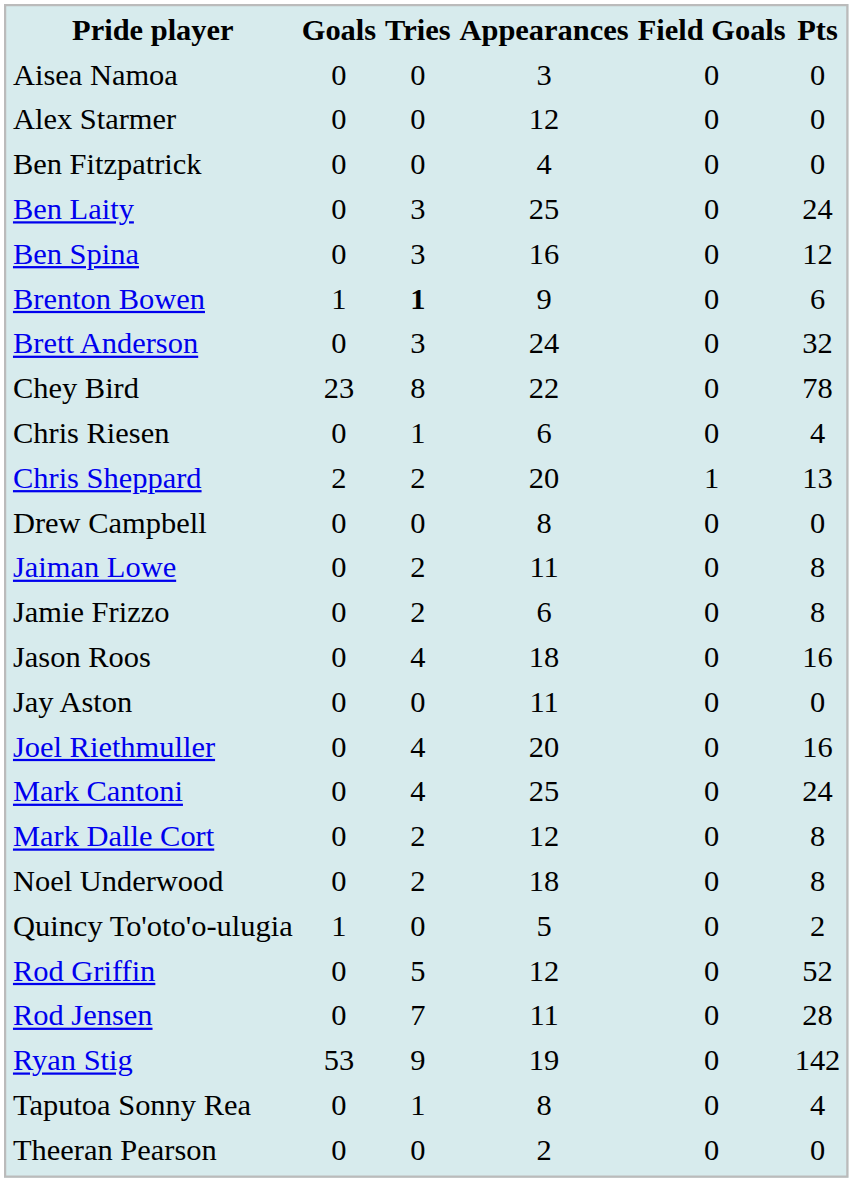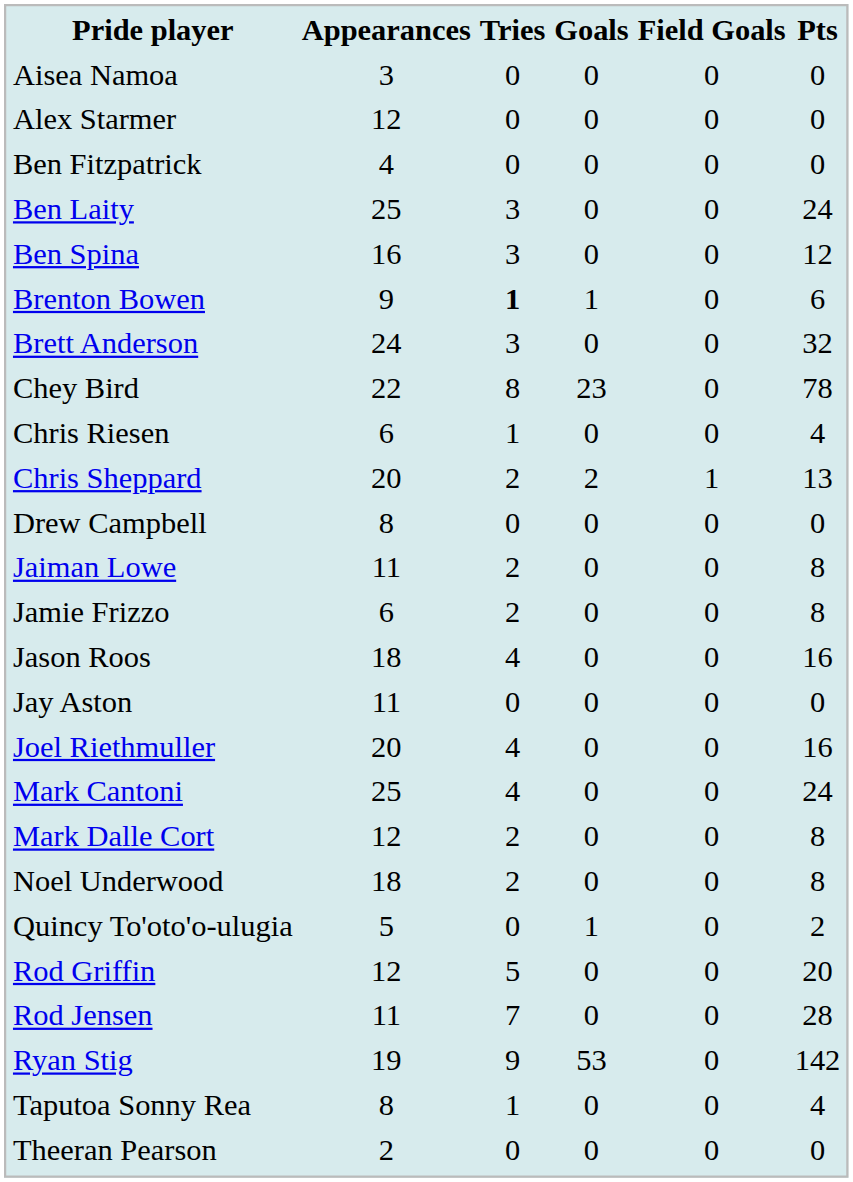columns swapped: (544, 30) <-> (339, 30)
(817, 971) 52 -> (817, 971) 20
